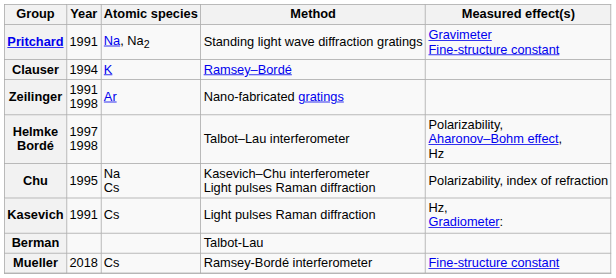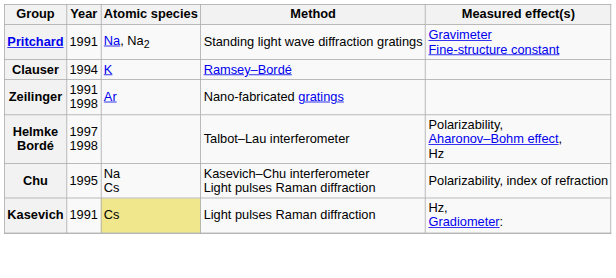(112, 215) no background -> (112, 215) khaki background
- row: (35, 243)
- row: (35, 263)
